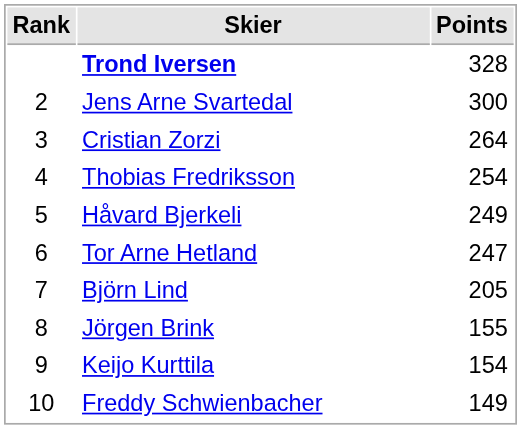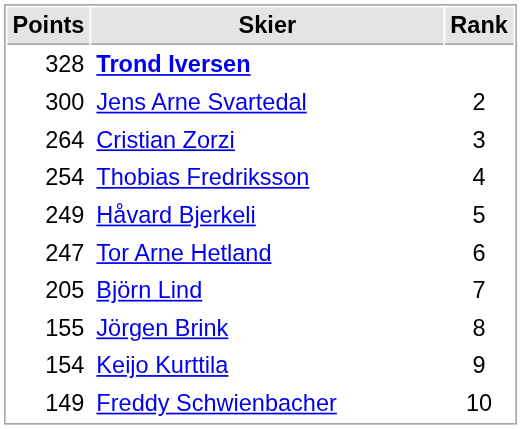columns swapped: (41, 25) <-> (472, 25)
